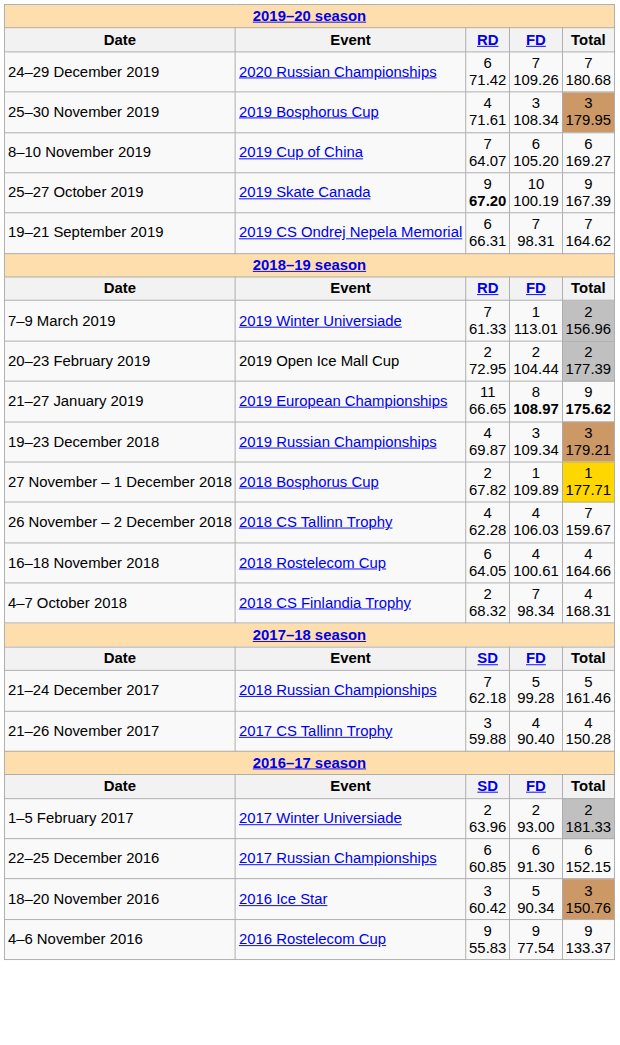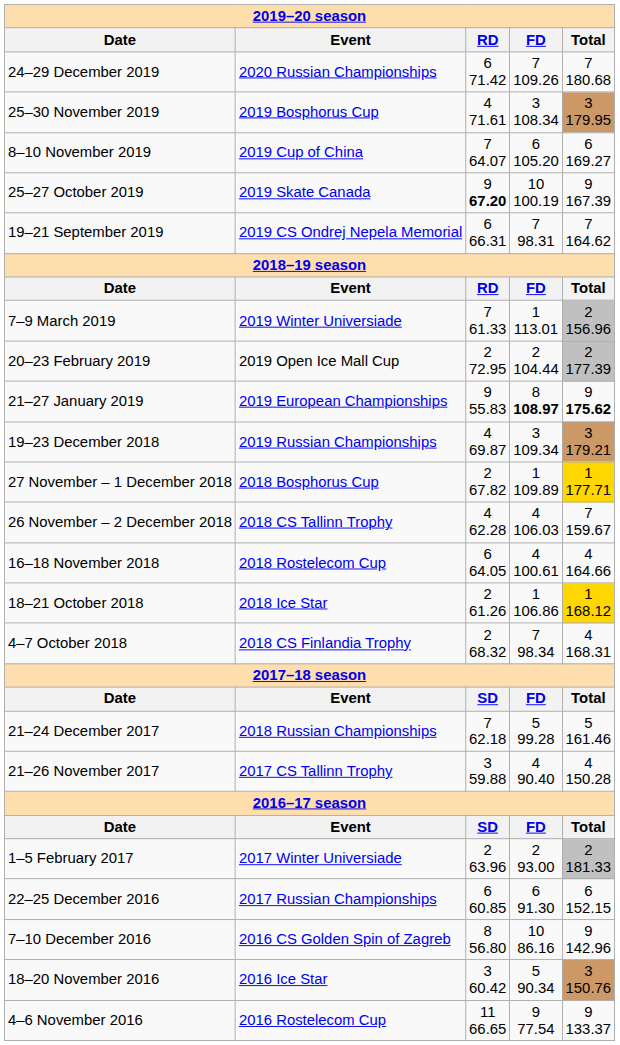(488, 401) 11 66.65 -> (488, 401) 9 55.83
+ row: (76, 603)
+ row: (79, 939)
(488, 939) 9 55.83 -> (488, 1020) 11 66.65
